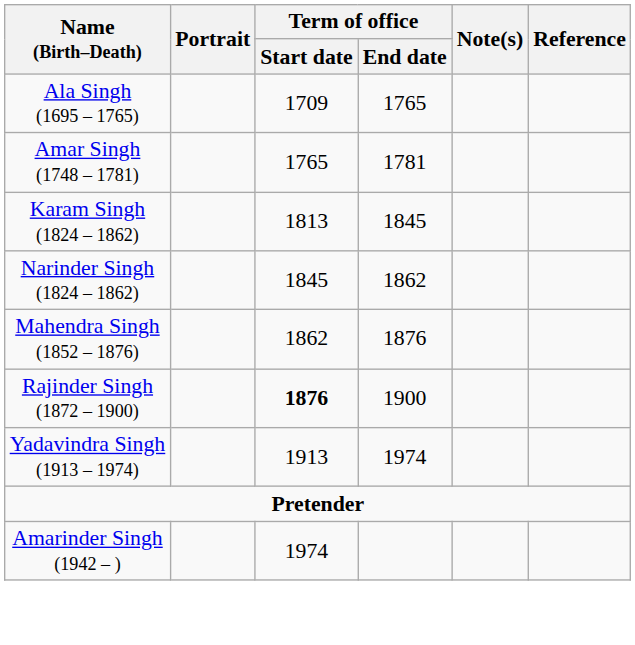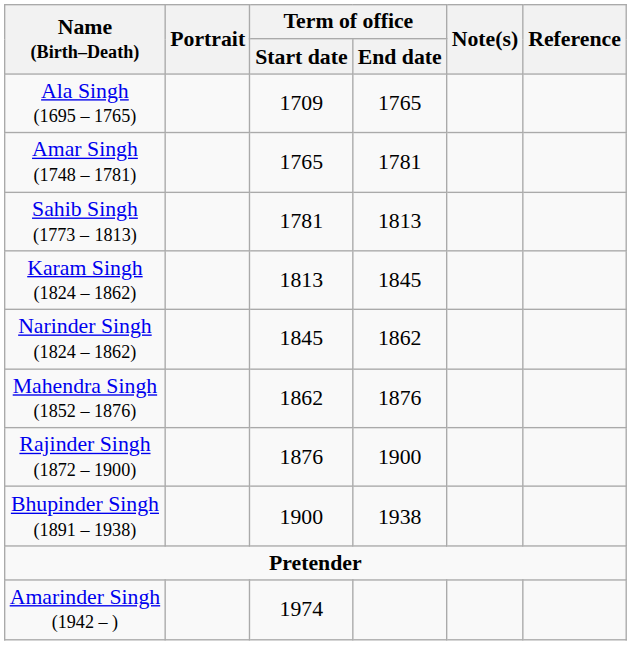+ row: (85, 220)
(306, 397) bold -> (301, 456) normal
+ row: (85, 515)
- row: (87, 456)
